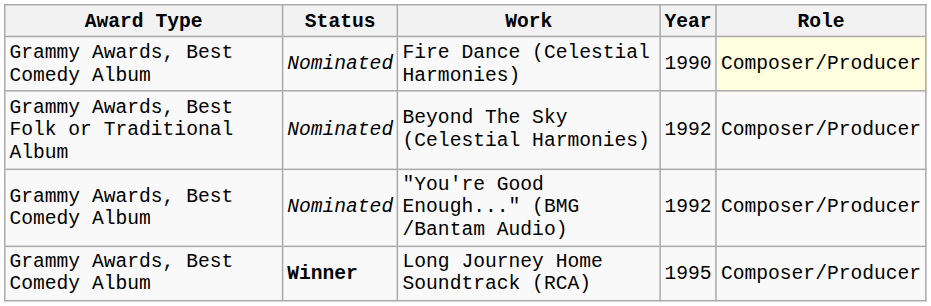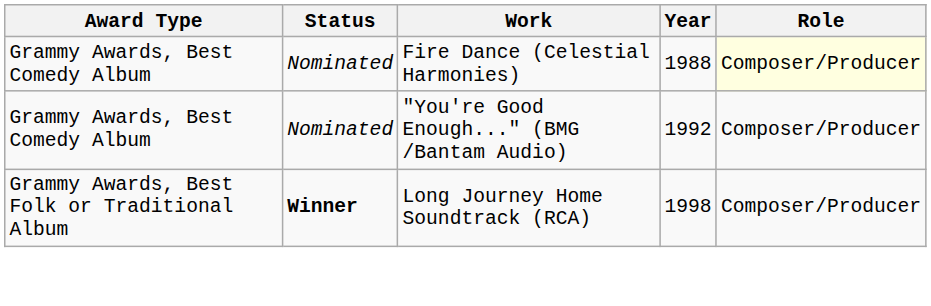(688, 64) 1990 -> (688, 64) 1988
- row: (526, 130)
(121, 273) Grammy Awards, Best Comedy Album -> (121, 207) Grammy Awards, Best Folk or Traditional Album
(688, 273) 1995 -> (688, 207) 1998
